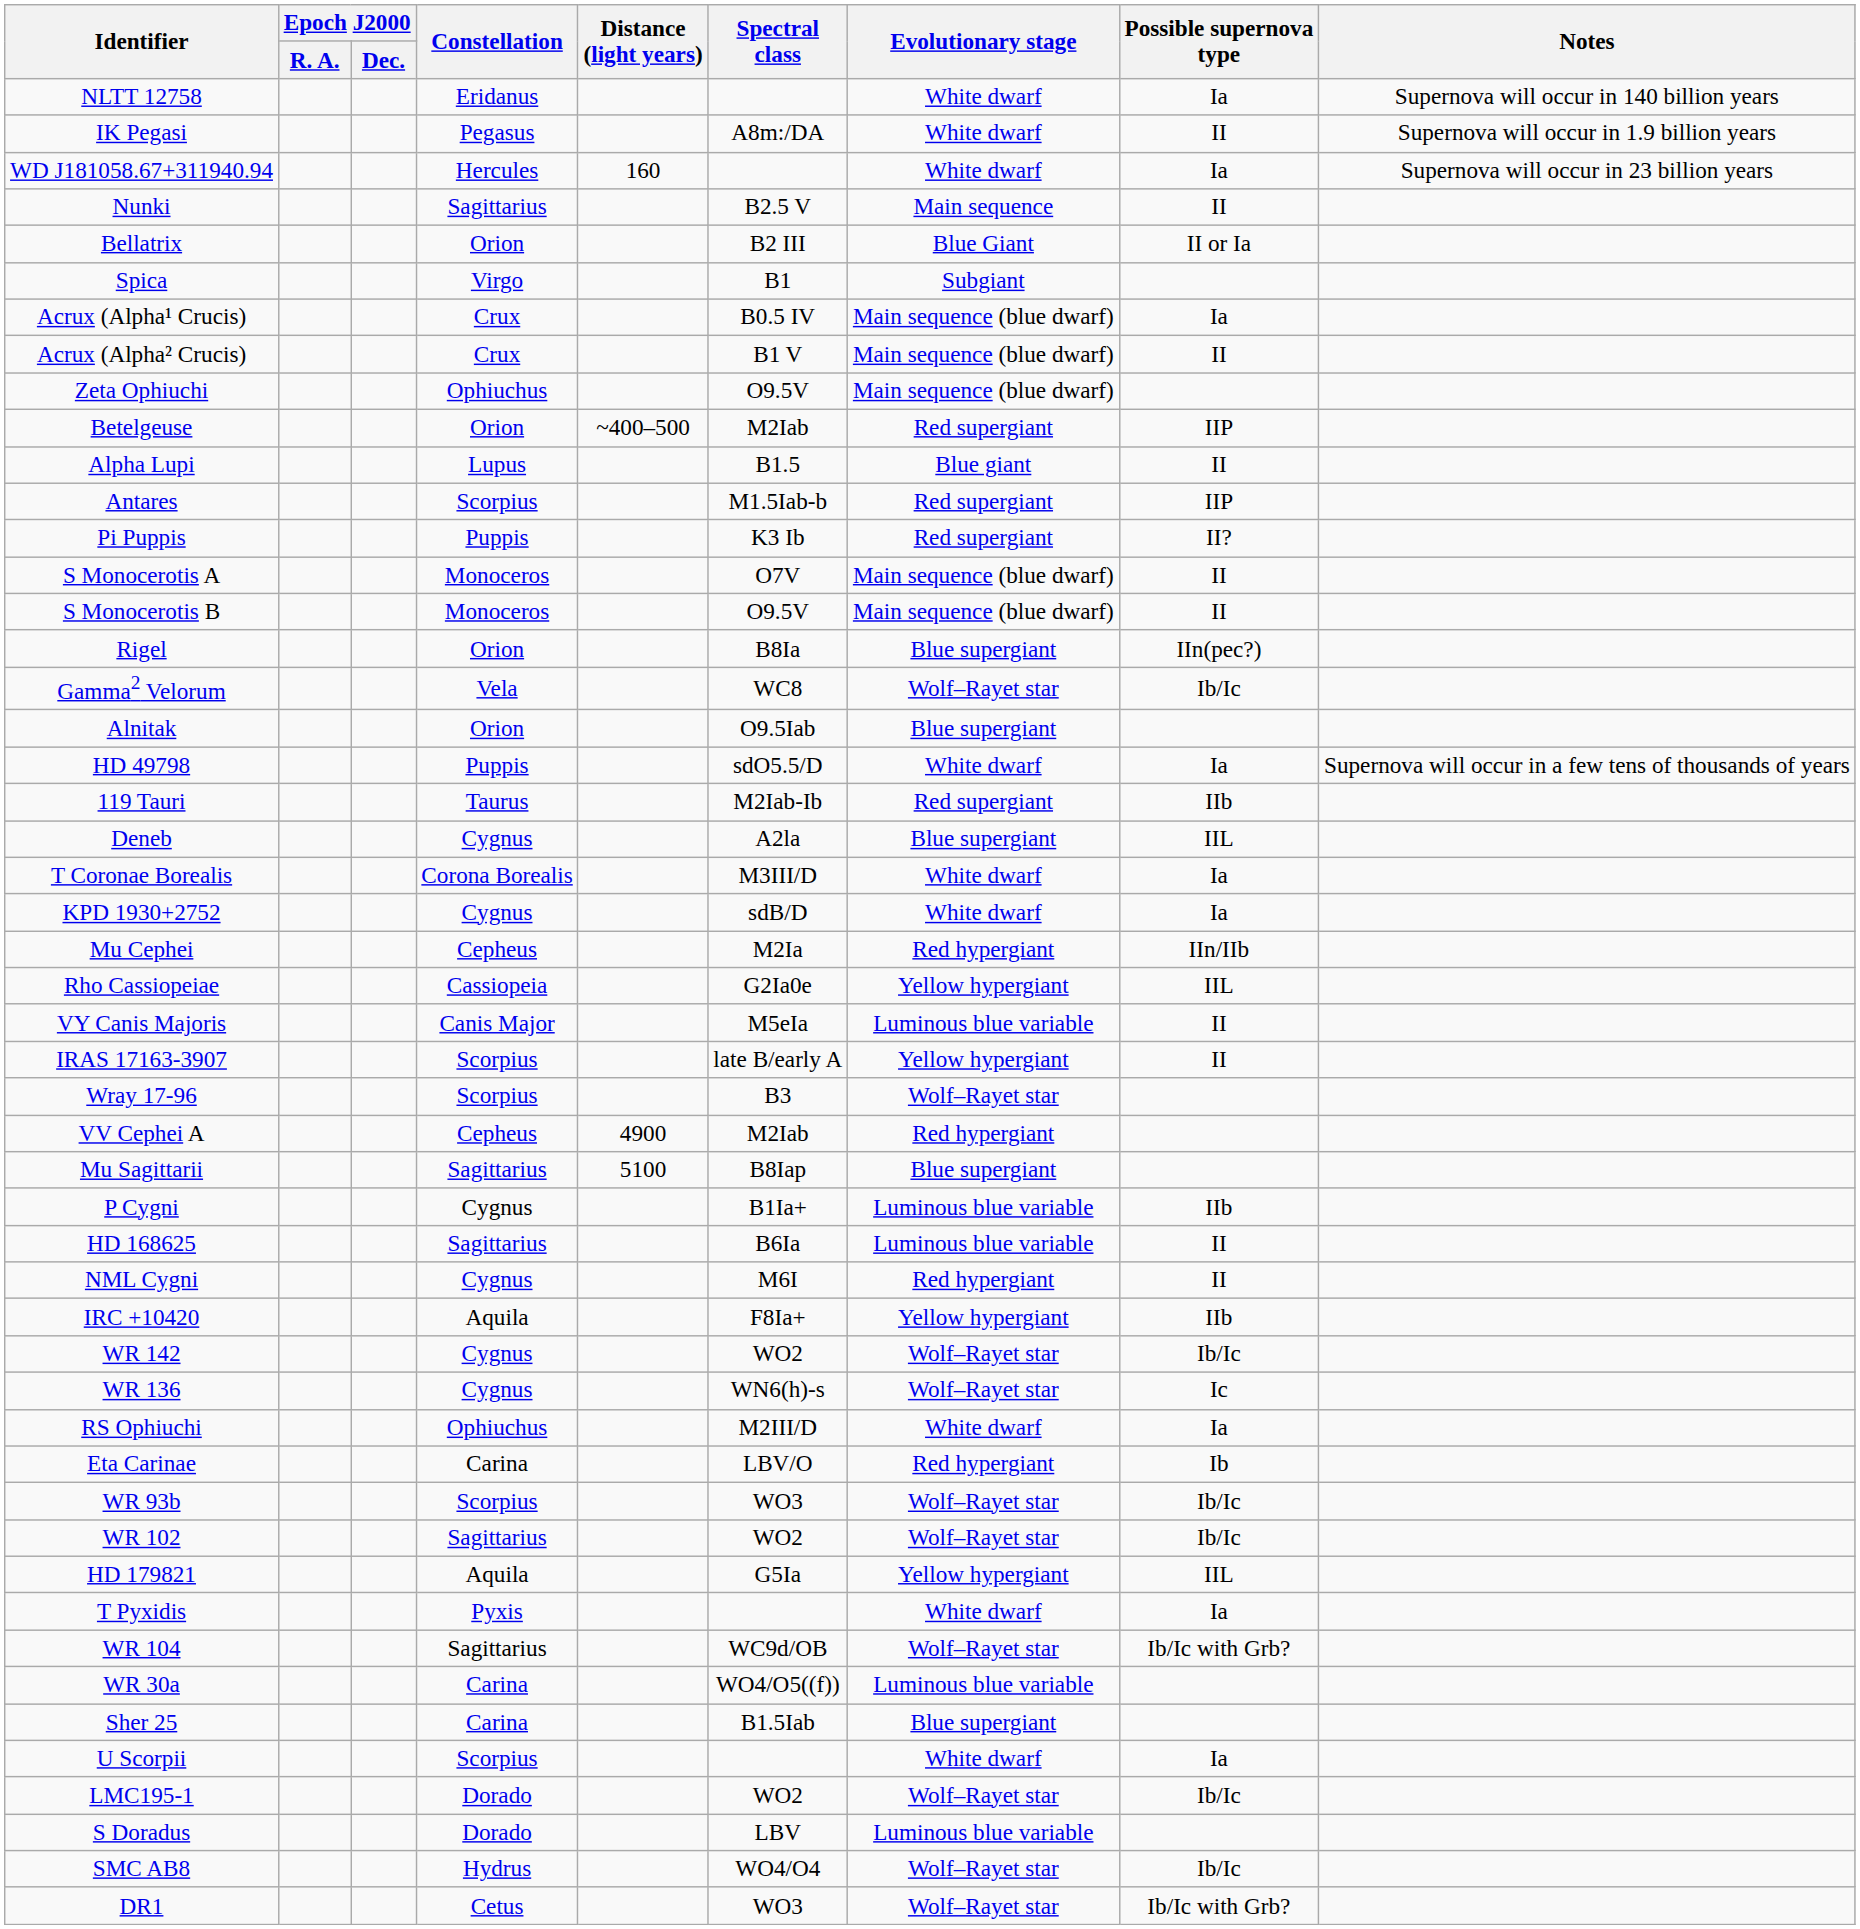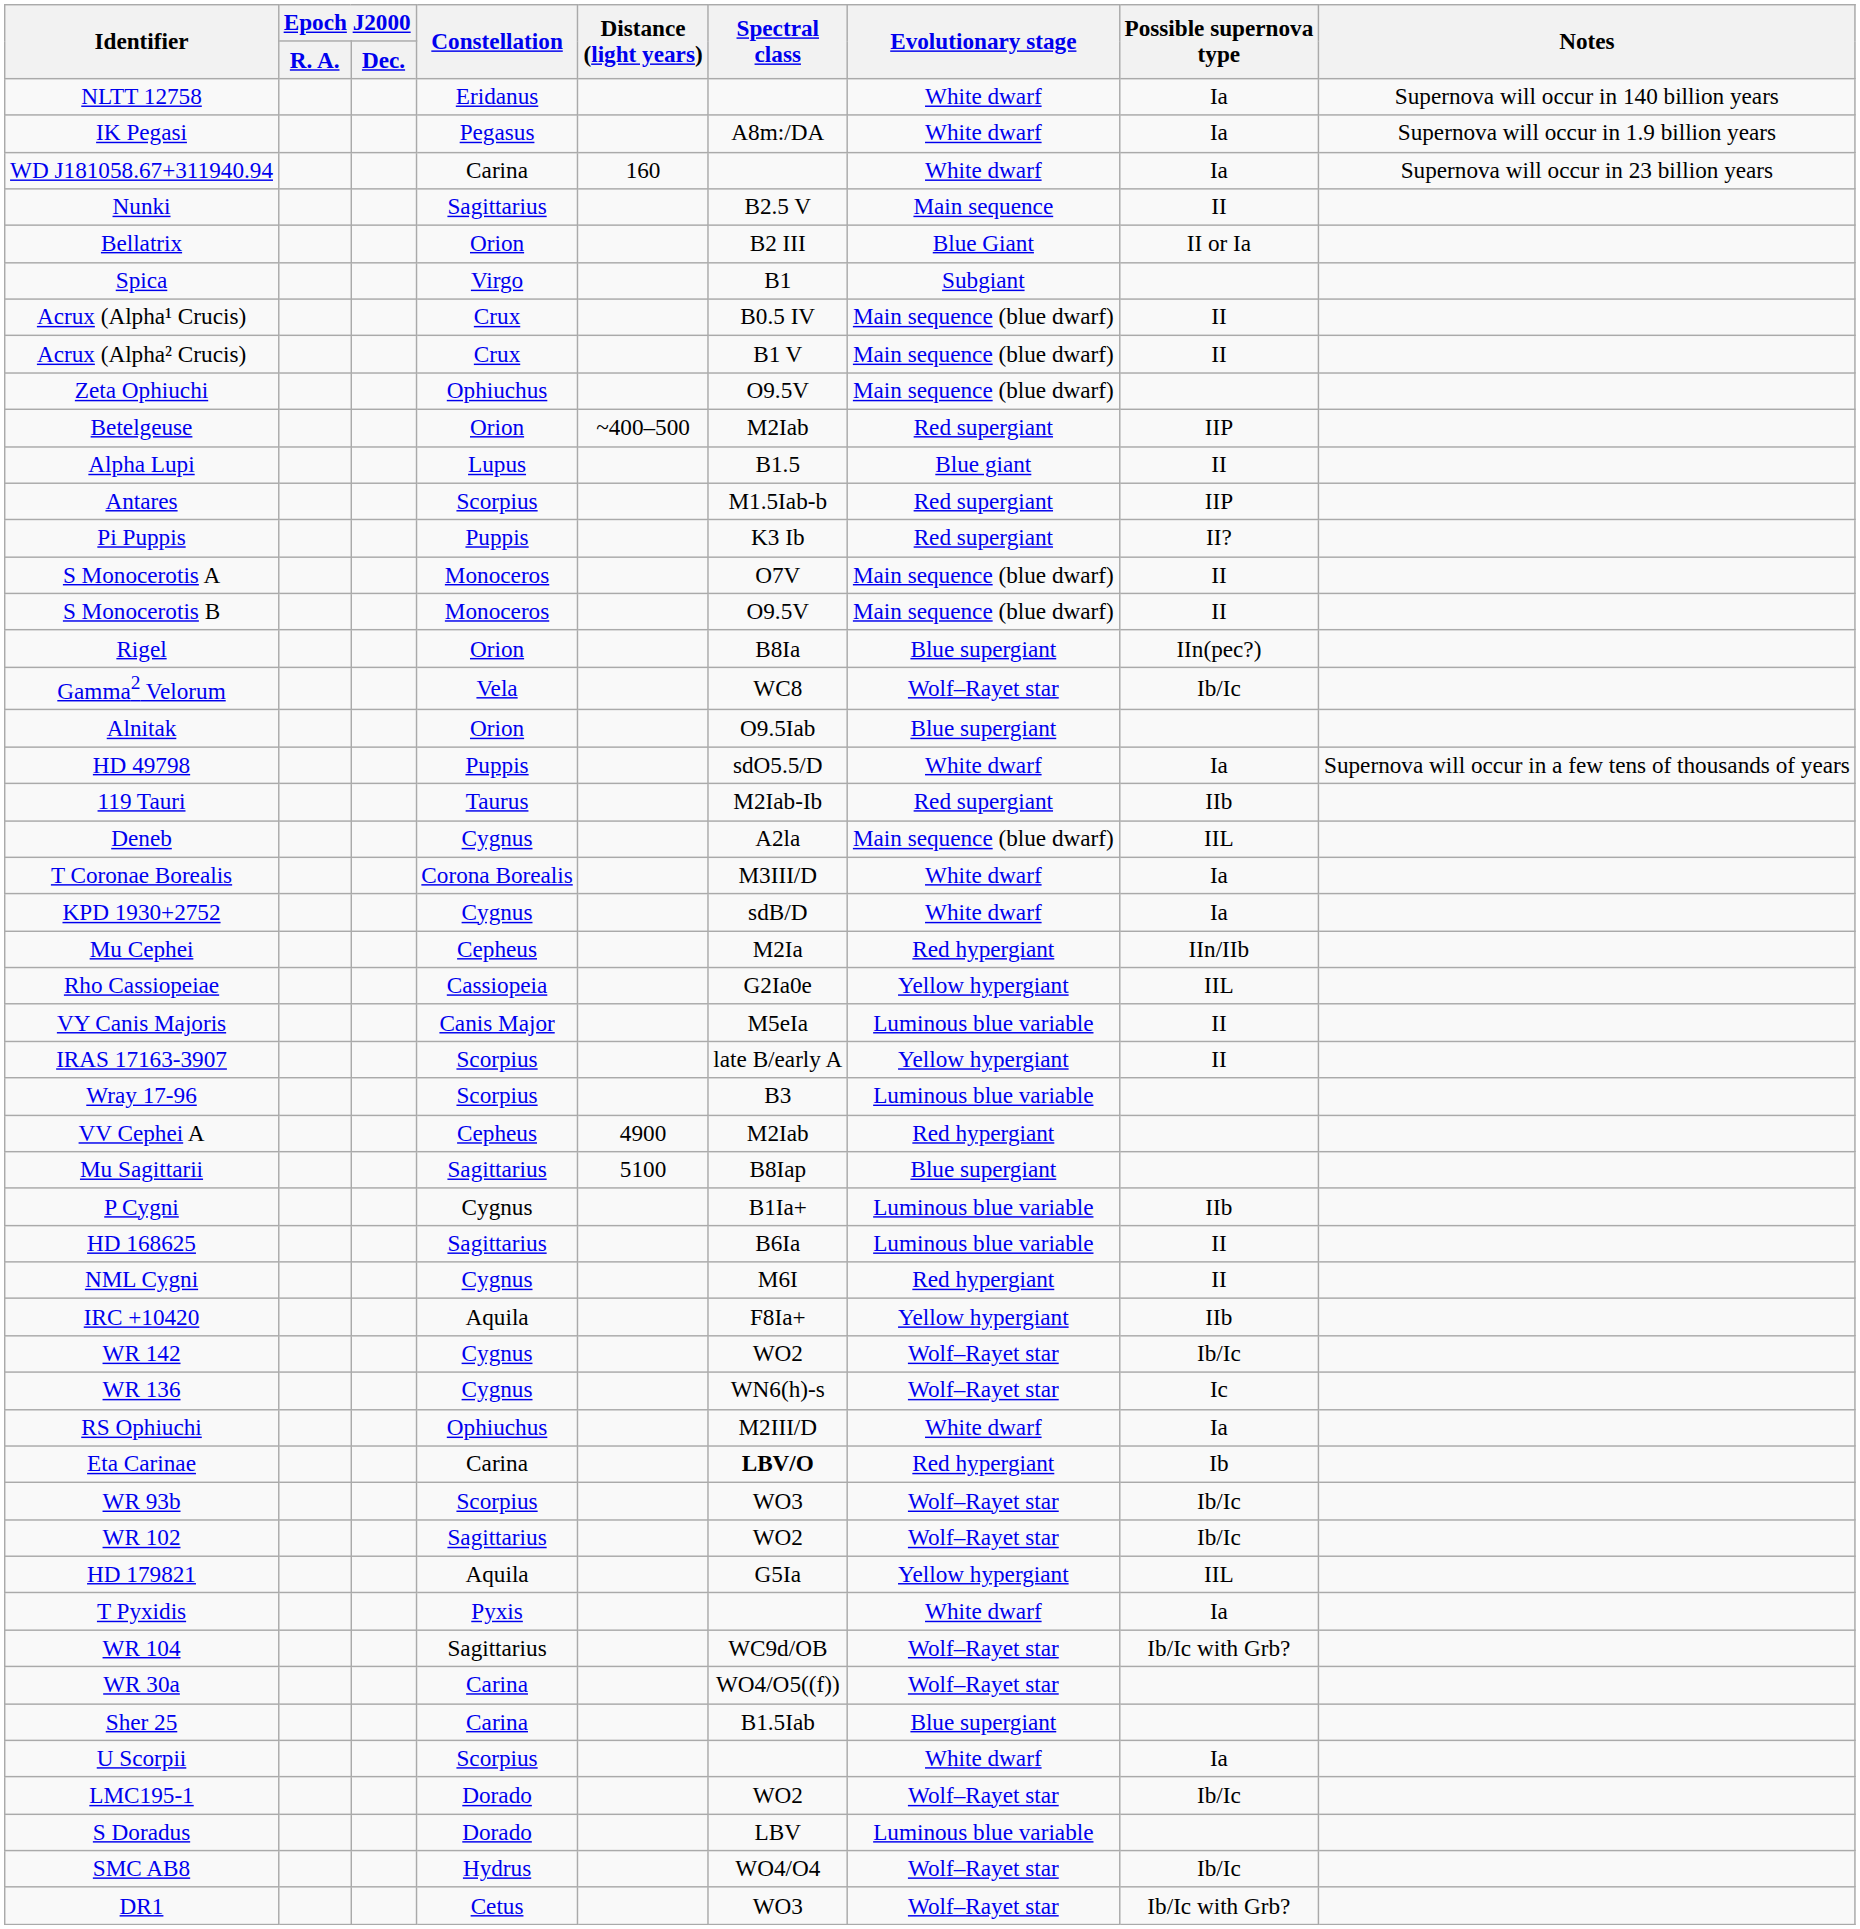(1219, 133) II -> (1219, 133) Ia
(497, 170) Hercules -> (497, 170) Carina
(1219, 317) Ia -> (1219, 317) II
(983, 838) Blue supergiant -> (983, 838) Main sequence (blue dwarf)
(983, 1096) Wolf–Rayet star -> (983, 1096) Luminous blue variable
(778, 1464) normal -> (778, 1464) bold
(983, 1684) Luminous blue variable -> (983, 1684) Wolf–Rayet star
